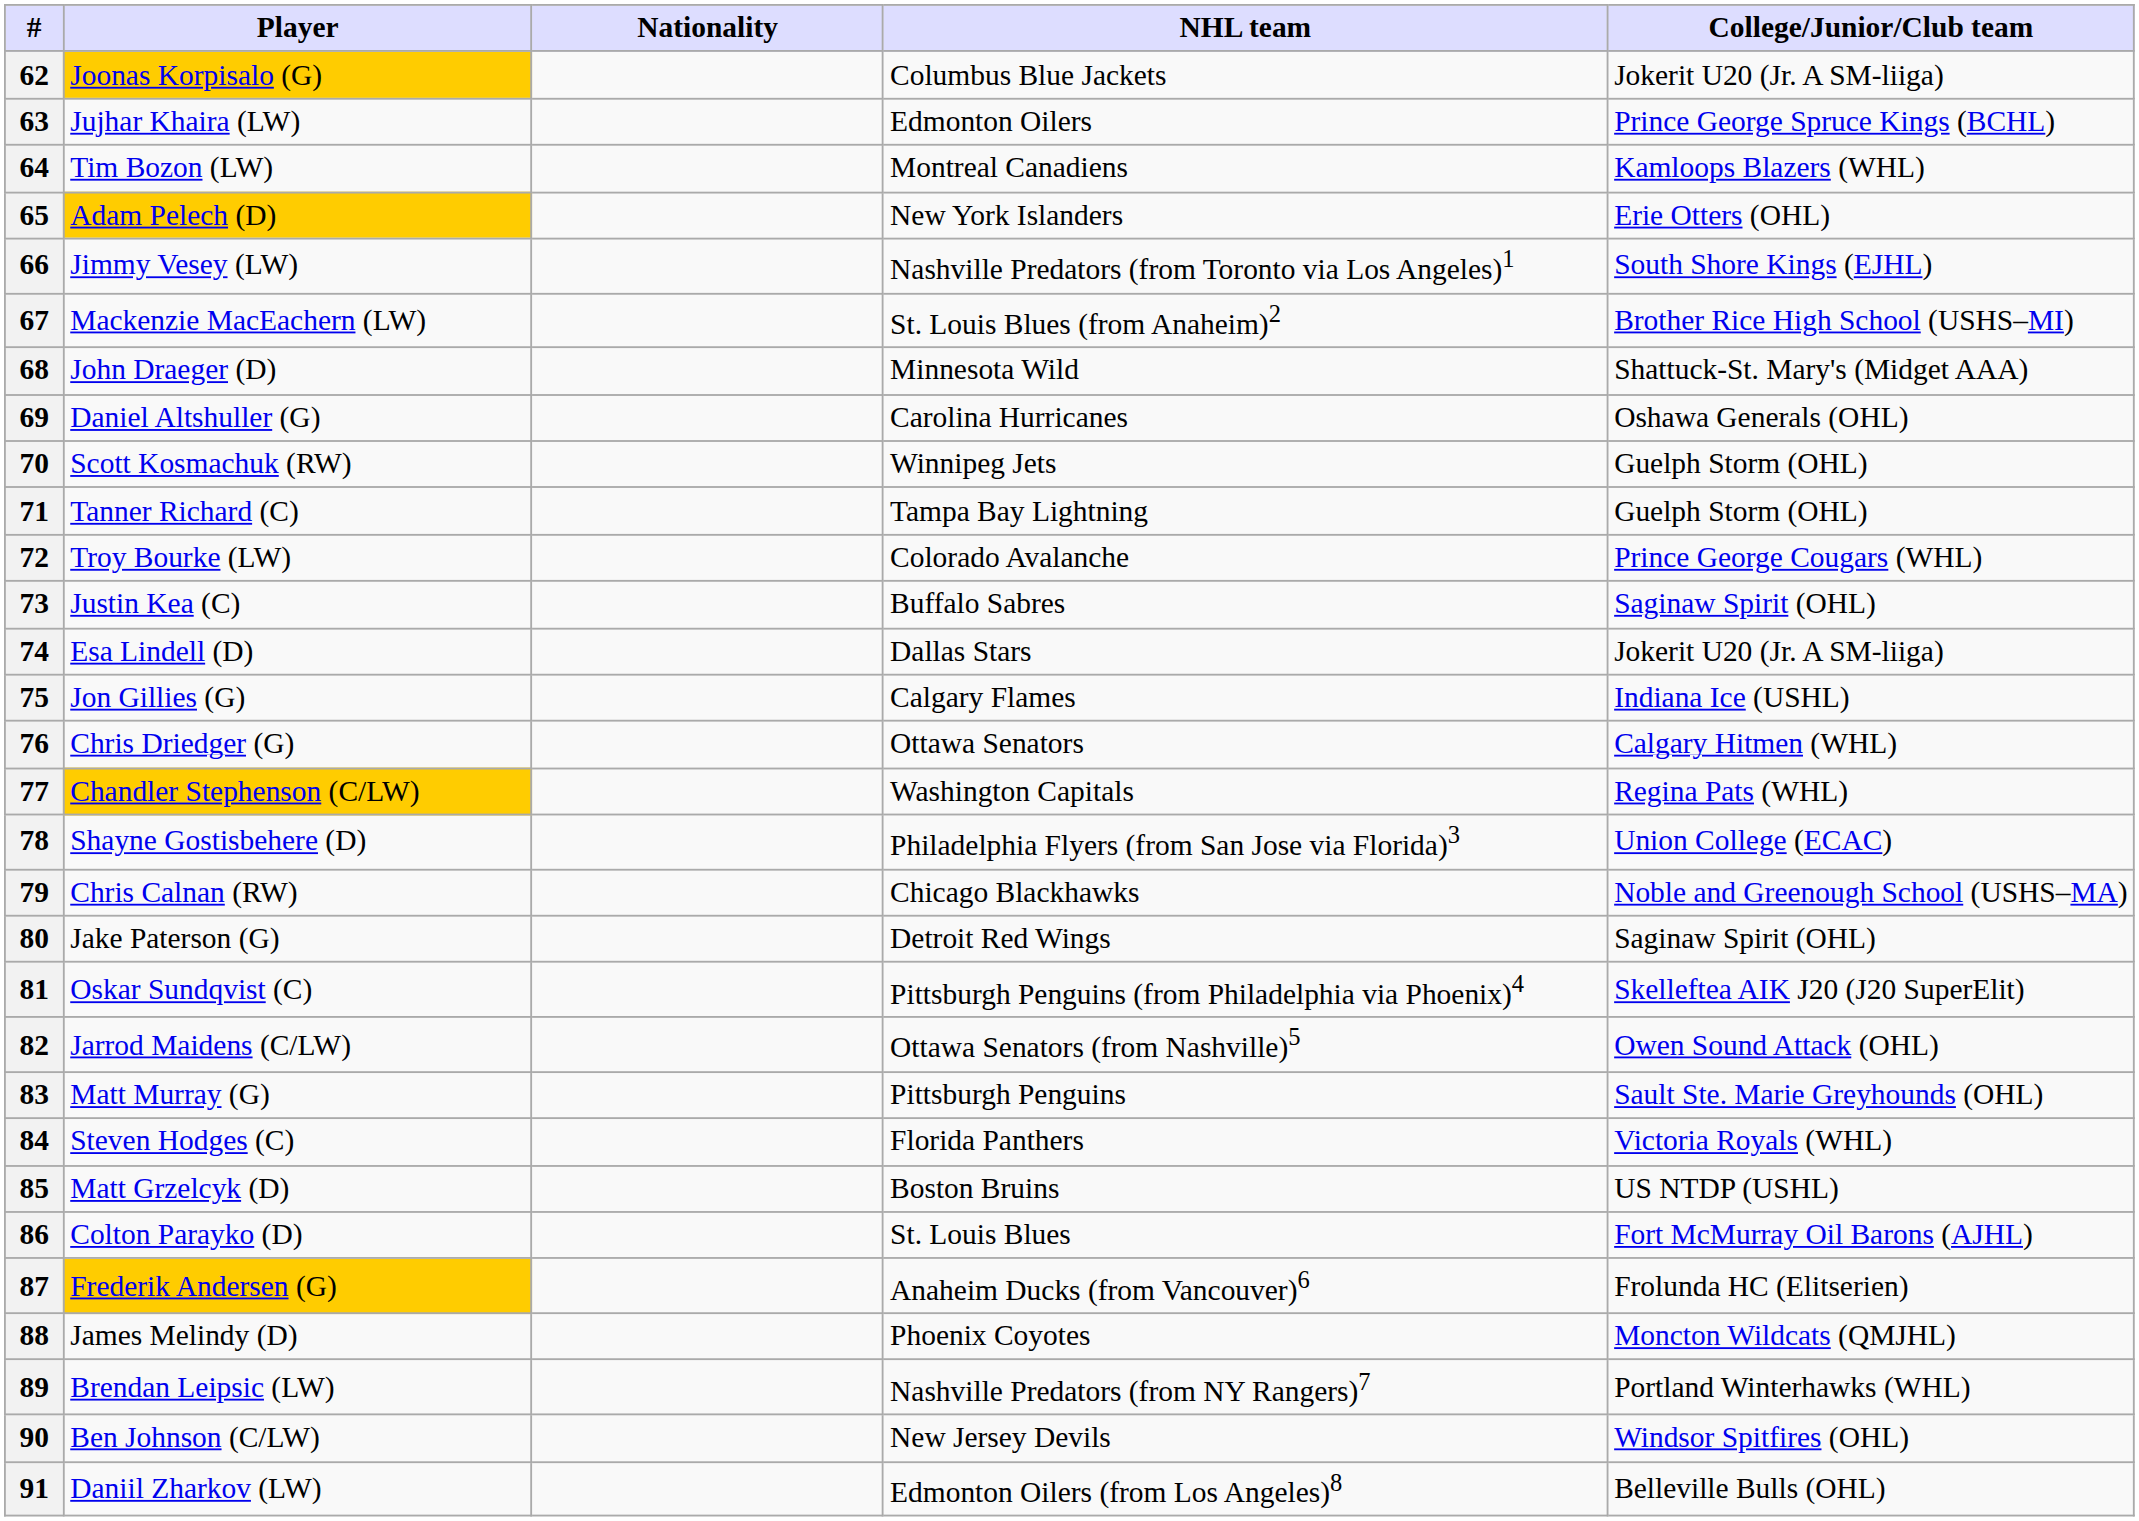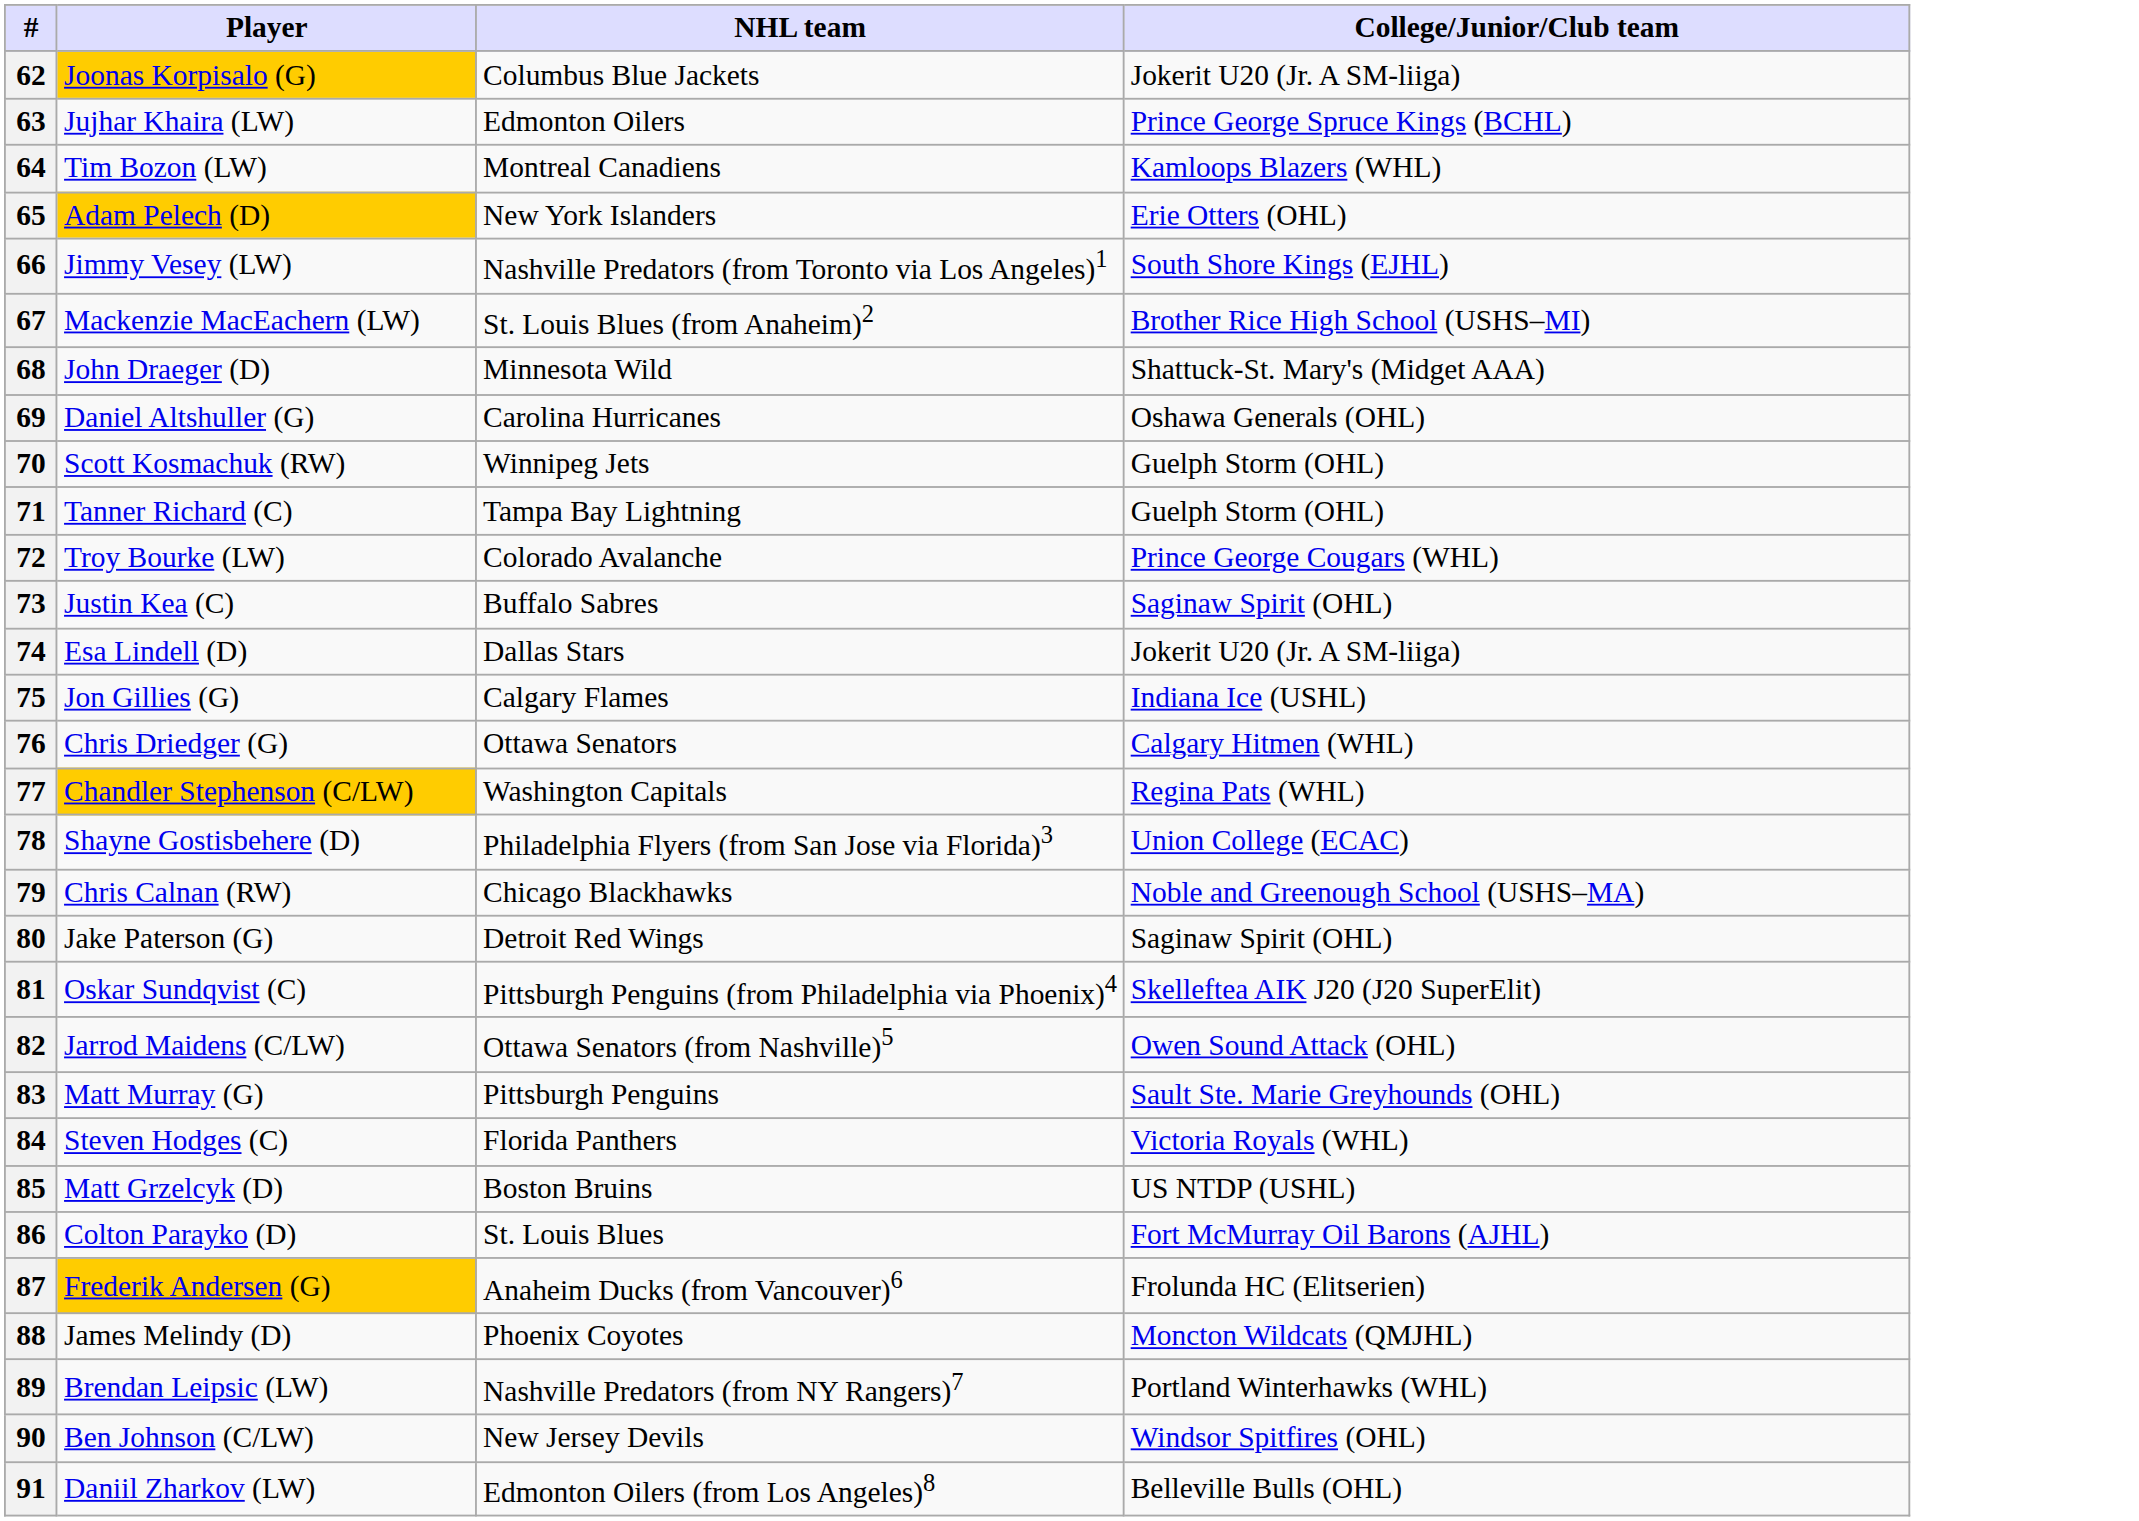- column: (708, 27)
